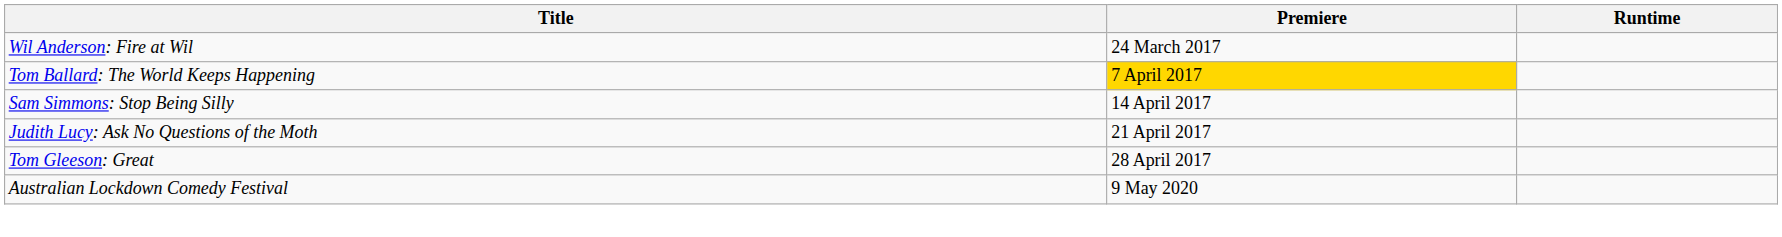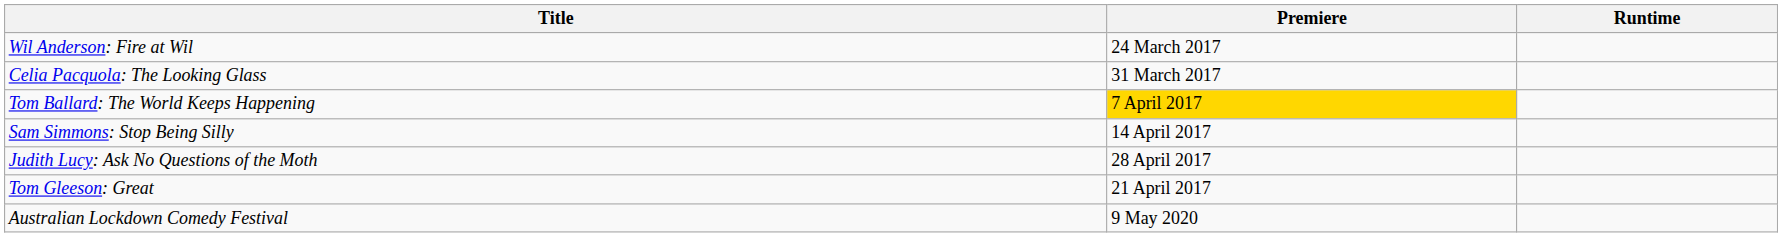+ row: (138, 75)
(1161, 132) 21 April 2017 -> (1161, 160) 28 April 2017
(1161, 160) 28 April 2017 -> (1161, 189) 21 April 2017
